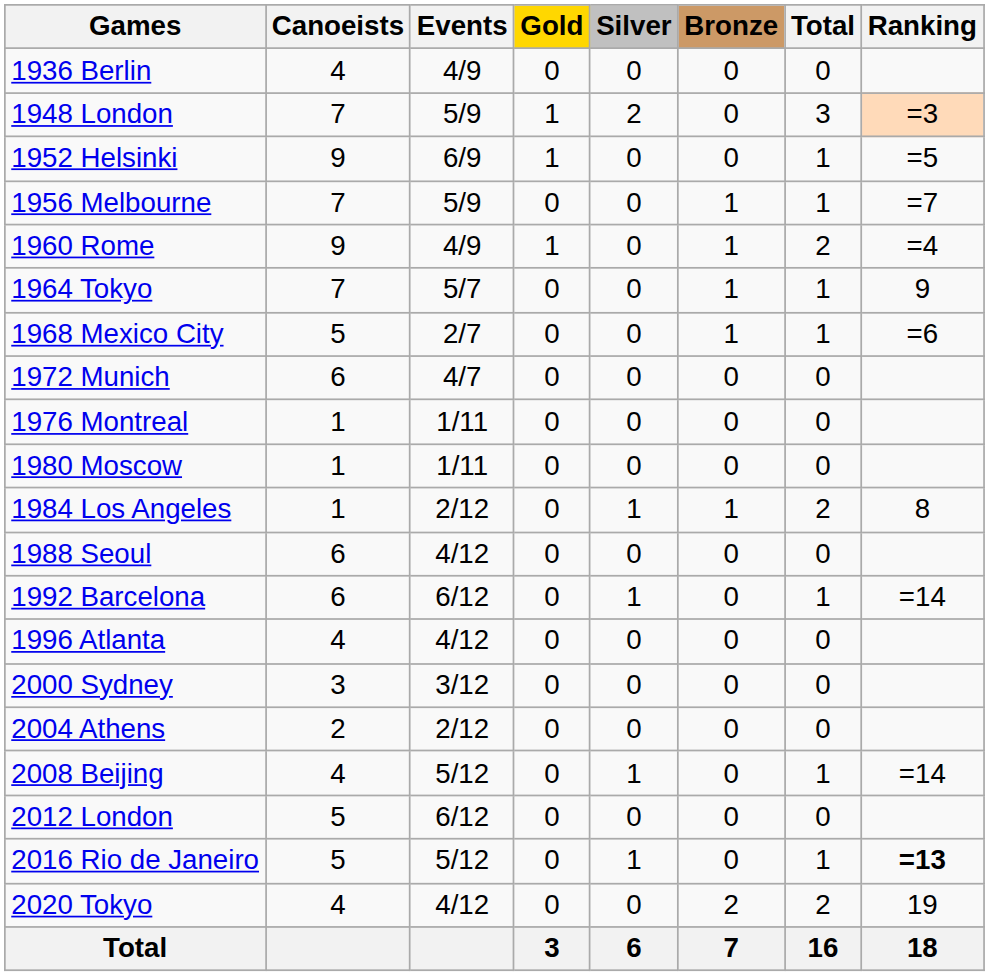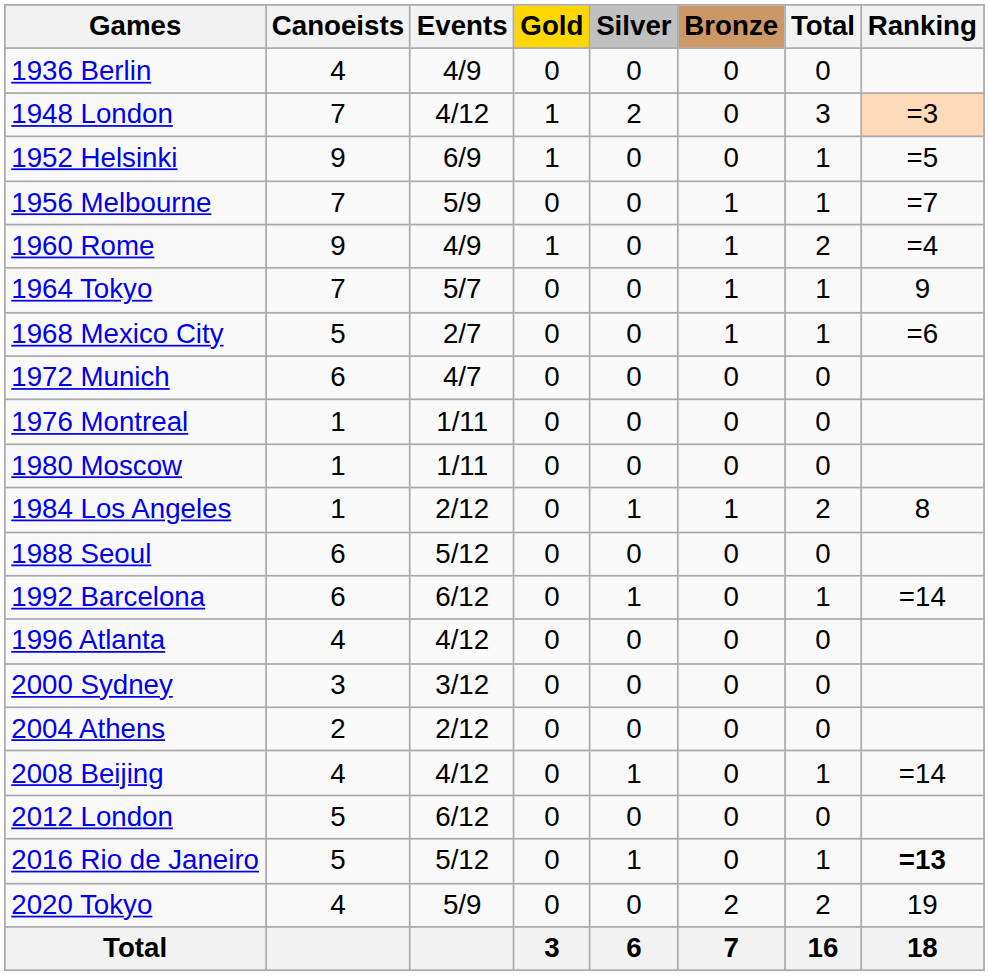(462, 114) 5/9 -> (462, 114) 4/12
(462, 553) 4/12 -> (462, 553) 5/12
(462, 772) 5/12 -> (462, 772) 4/12
(462, 904) 4/12 -> (462, 904) 5/9
